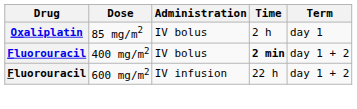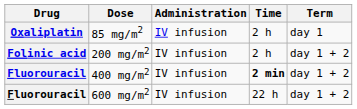(181, 33) IV bolus -> (191, 33) IV infusion
+ row: (120, 53)
(181, 53) IV bolus -> (191, 74) IV infusion
